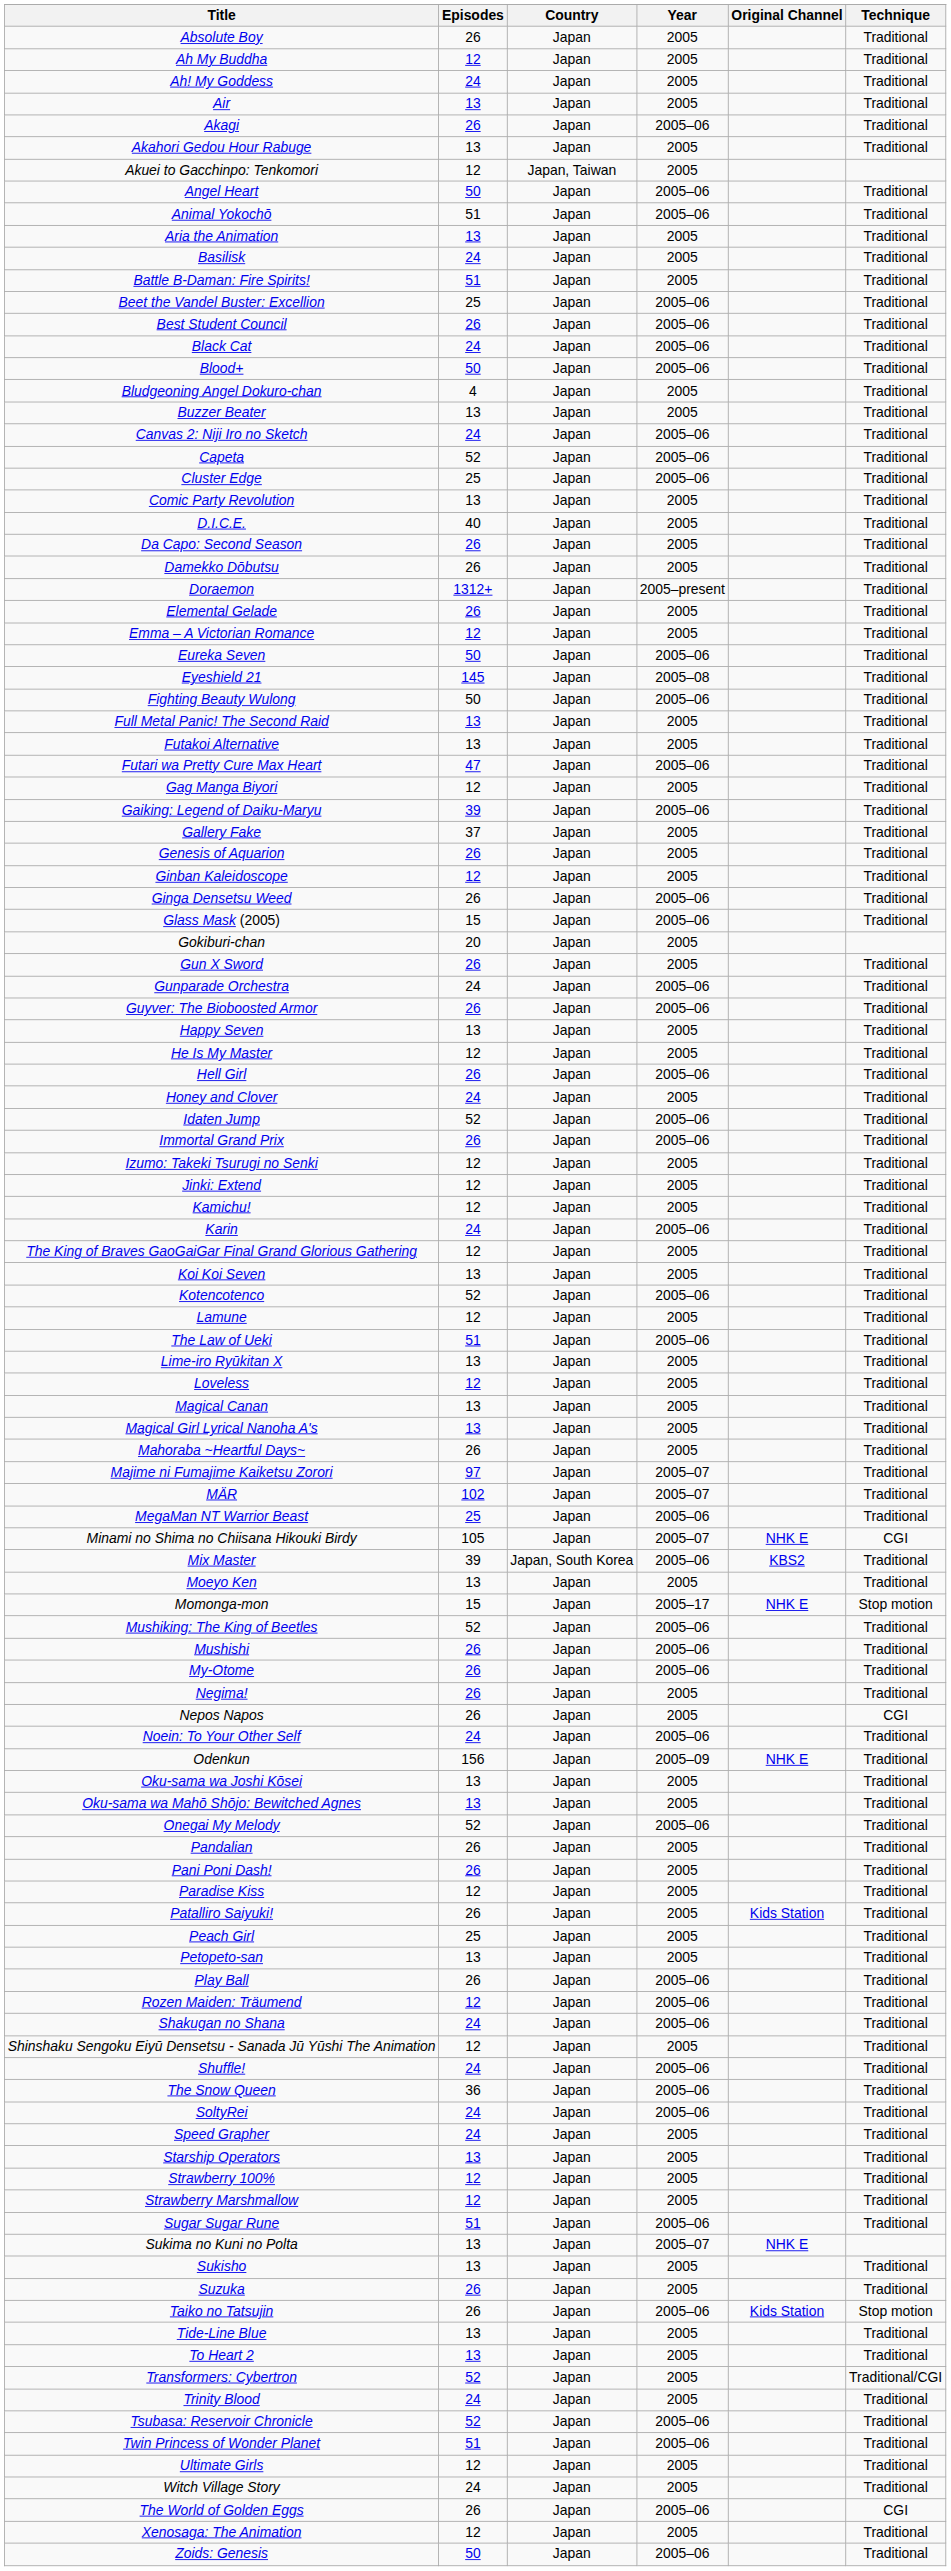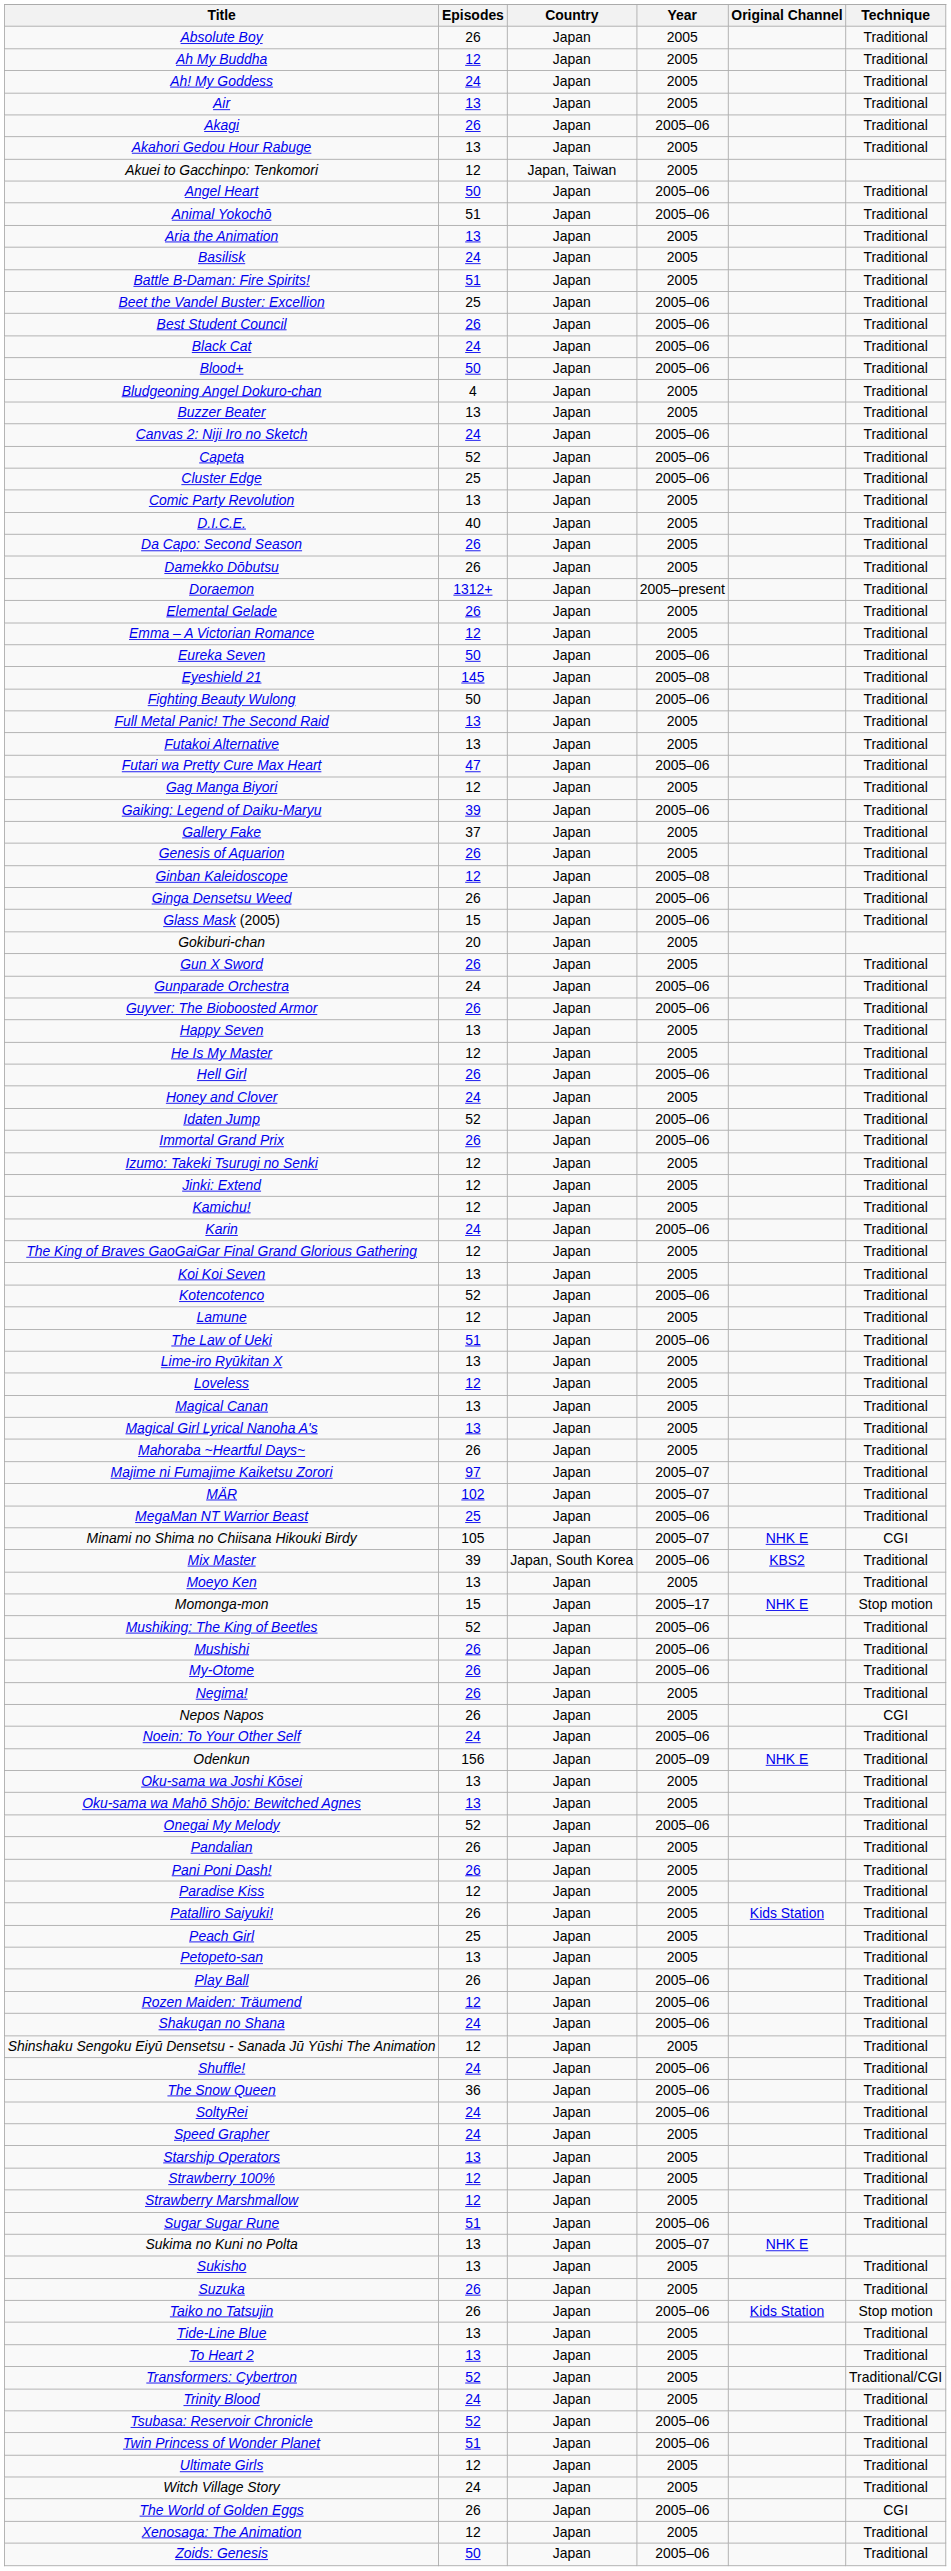(682, 876) 2005 -> (682, 876) 2005–08
